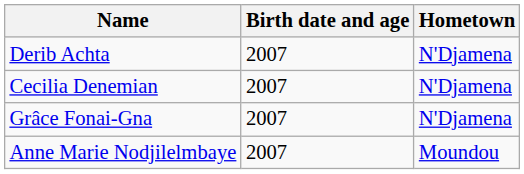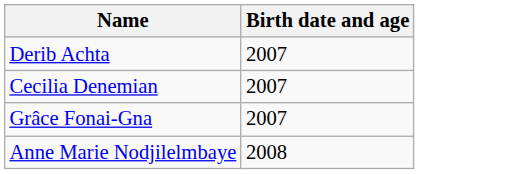- column: (467, 20)
(267, 151) 2007 -> (267, 151) 2008
